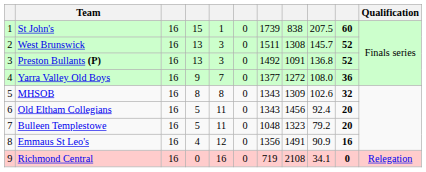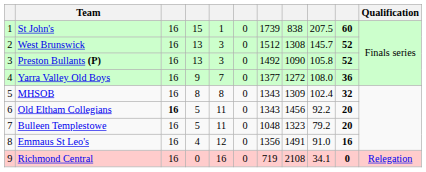(270, 45) 1511 -> (270, 45) 1512
(295, 61) 1091 -> (295, 61) 1090
(321, 61) 136.8 -> (321, 61) 105.8
(321, 93) 102.6 -> (321, 93) 102.4
(173, 110) normal -> (173, 110) bold
(321, 110) 92.4 -> (321, 110) 92.2
(321, 142) 90.9 -> (321, 142) 91.0
